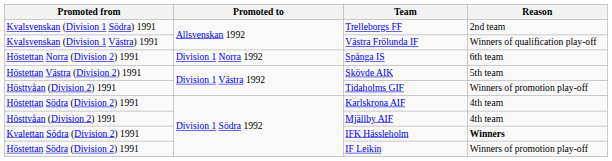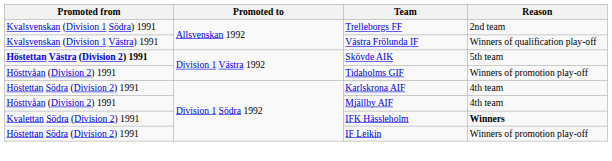- row: (365, 57)
(74, 73) normal -> (77, 57) bold
